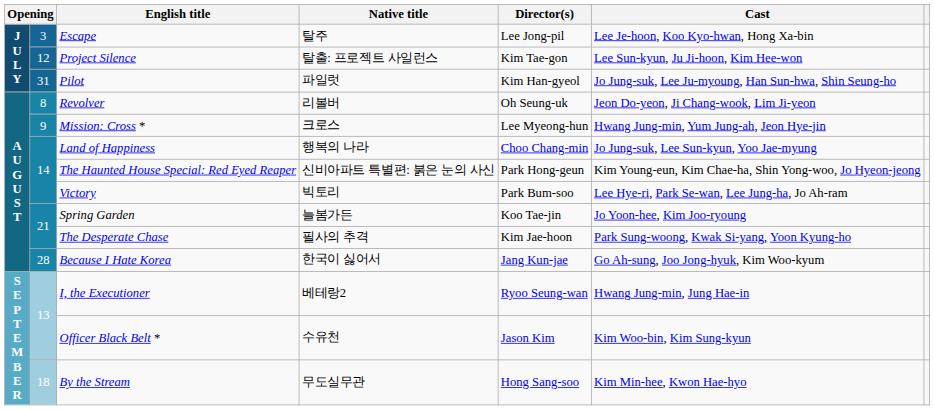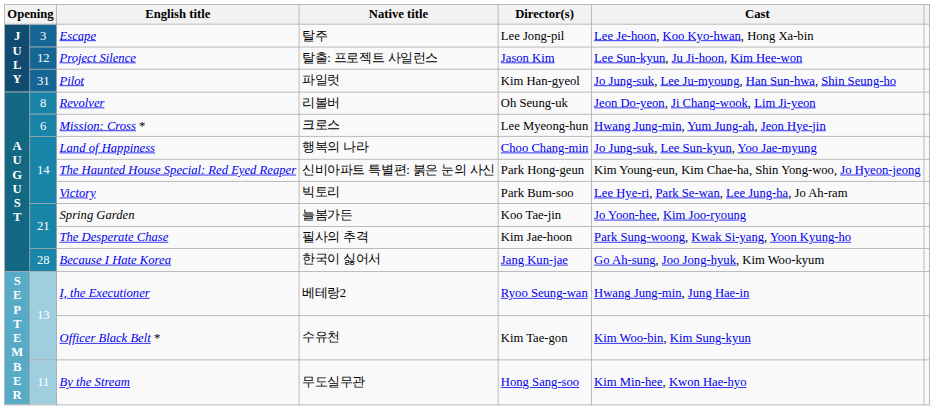(534, 58) Kim Tae-gon -> (528, 58) Jason Kim
(43, 125) 9 -> (43, 125) 6
(528, 338) Jason Kim -> (534, 338) Kim Tae-gon
(43, 382) 18 -> (43, 382) 11
